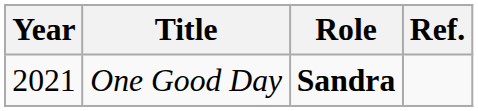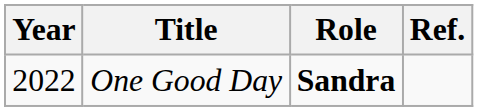(44, 79) 2021 -> (44, 79) 2022
